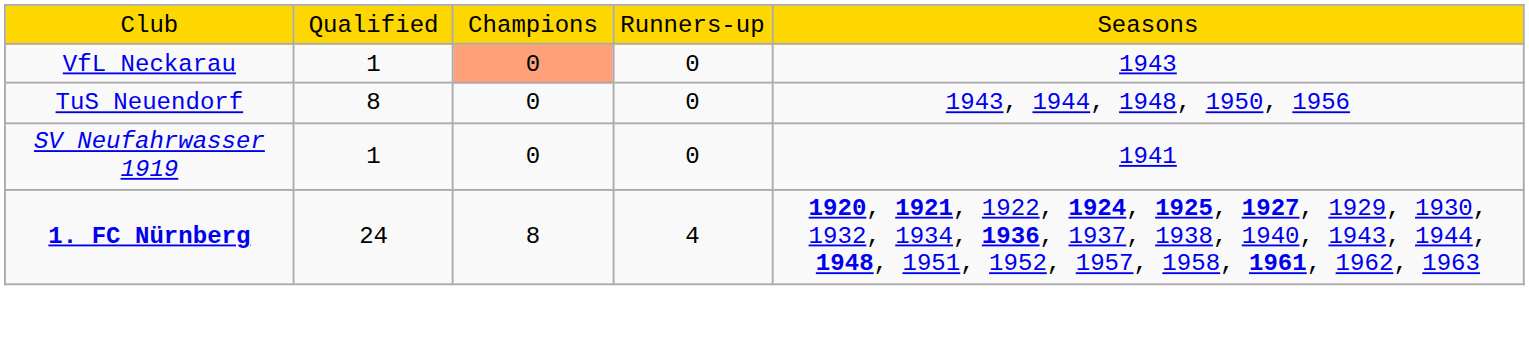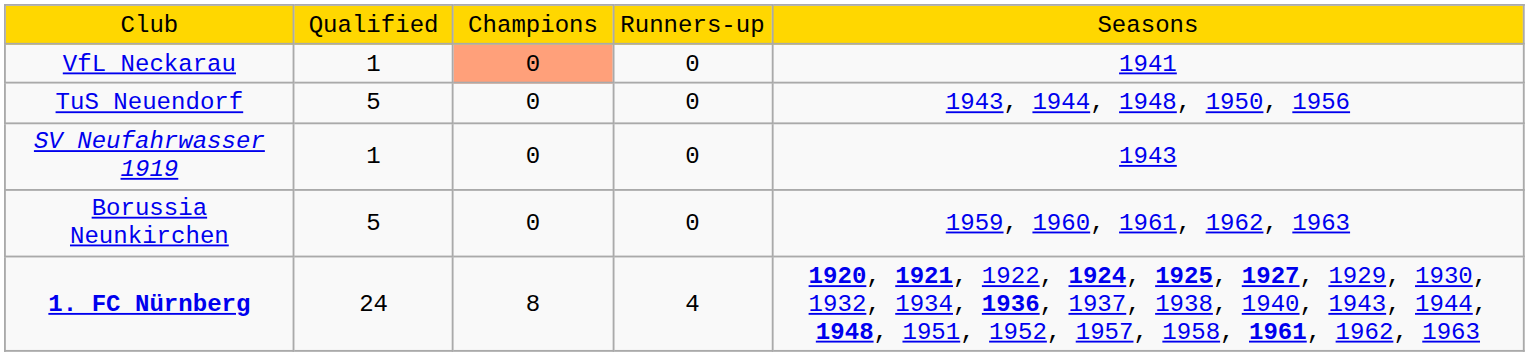(1148, 64) 1943 -> (1148, 64) 1941
(374, 103) 8 -> (374, 103) 5
(1148, 156) 1941 -> (1148, 156) 1943
+ row: (149, 223)
